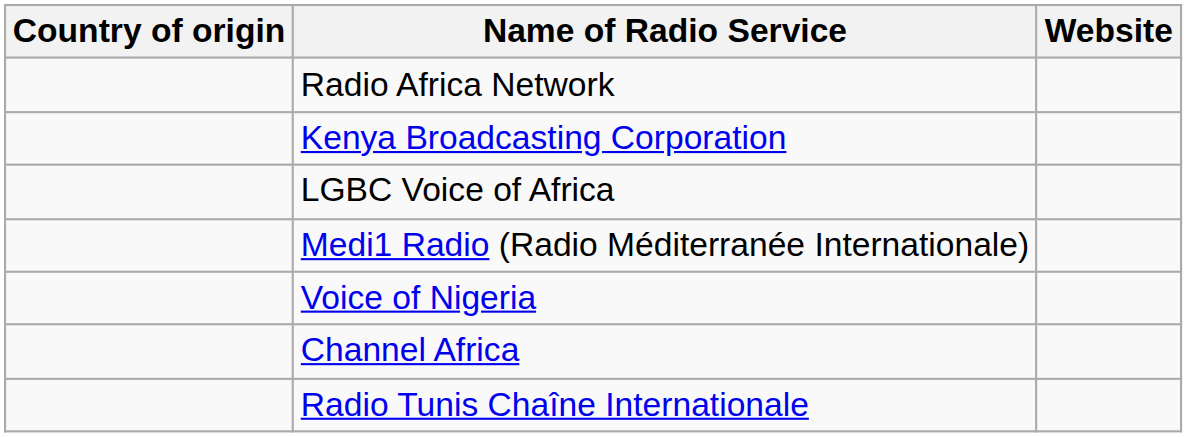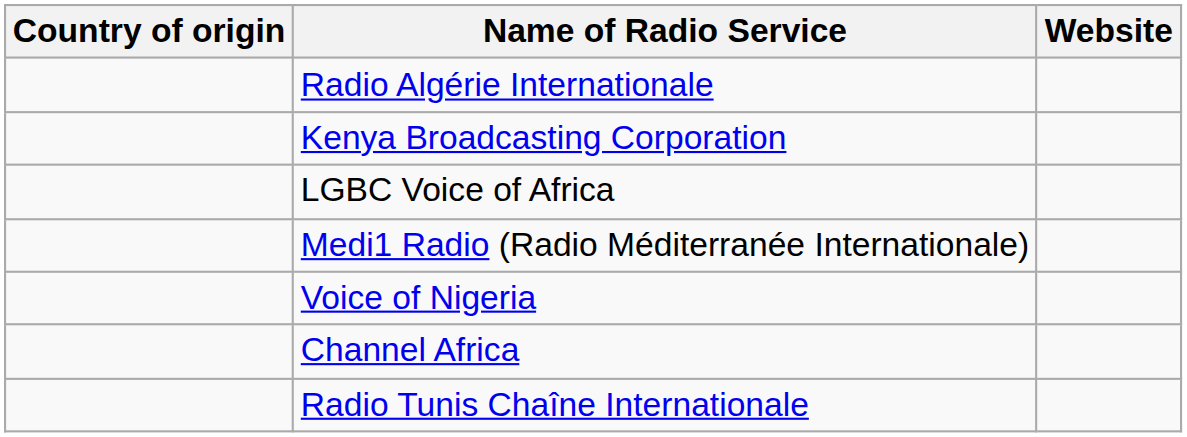+ row: (507, 84)
- row: (458, 84)
